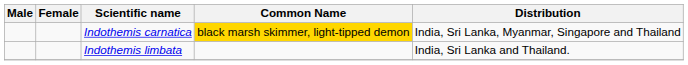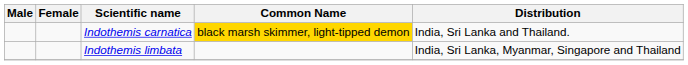(548, 32) India, Sri Lanka, Myanmar, Singapore and Thailand -> (492, 32) India, Sri Lanka and Thailand.
(492, 50) India, Sri Lanka and Thailand. -> (548, 50) India, Sri Lanka, Myanmar, Singapore and Thailand
